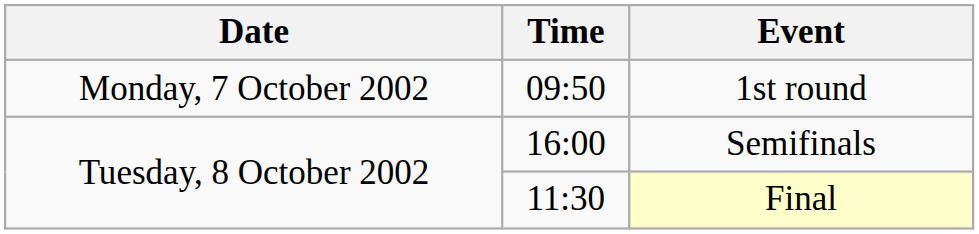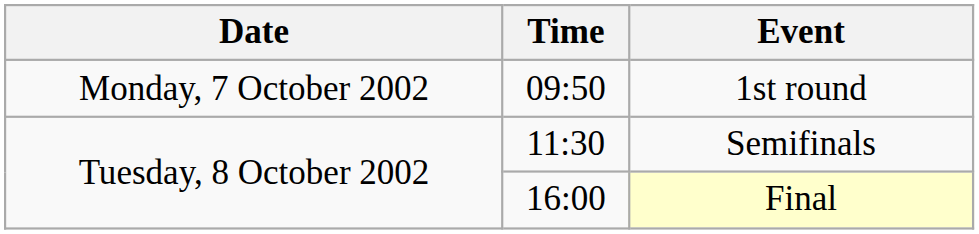(566, 143) 16:00 -> (566, 143) 11:30
(566, 198) 11:30 -> (566, 198) 16:00
